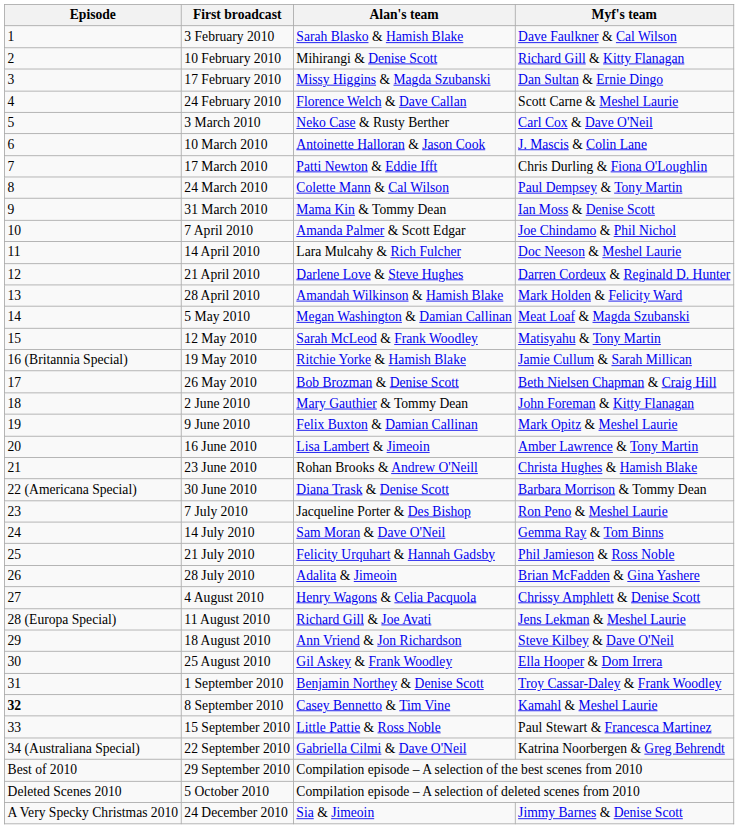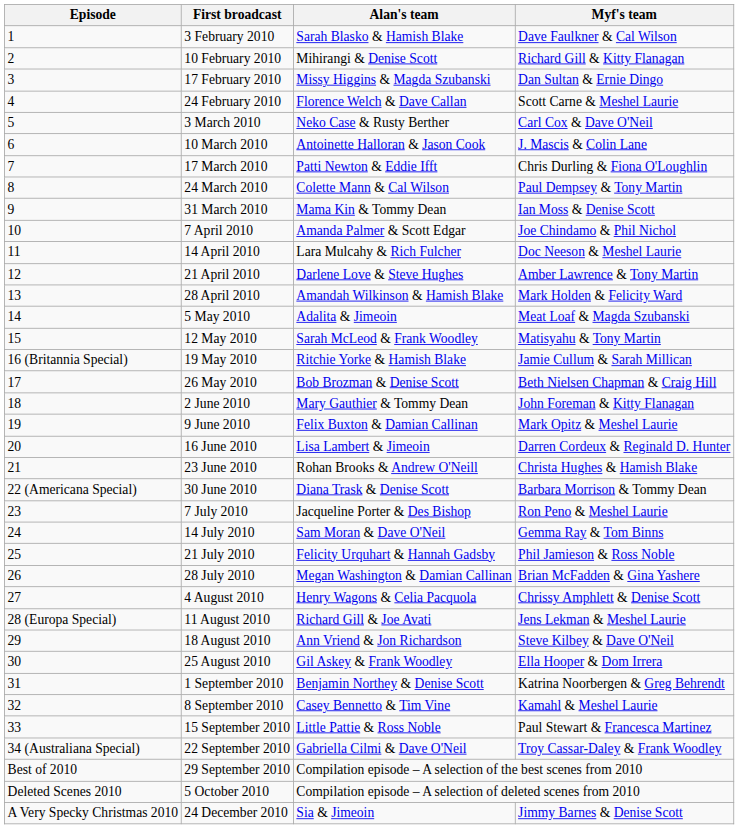(624, 274) Darren Cordeux & Reginald D. Hunter -> (608, 274) Amber Lawrence & Tony Martin
(404, 317) Megan Washington & Damian Callinan -> (347, 317) Adalita & Jimeoin
(608, 446) Amber Lawrence & Tony Martin -> (624, 446) Darren Cordeux & Reginald D. Hunter
(347, 576) Adalita & Jimeoin -> (404, 576) Megan Washington & Damian Callinan
(620, 683) Troy Cassar-Daley & Frank Woodley -> (621, 683) Katrina Noorbergen & Greg Behrendt
(14, 705) bold -> (14, 705) normal
(621, 748) Katrina Noorbergen & Greg Behrendt -> (620, 748) Troy Cassar-Daley & Frank Woodley
